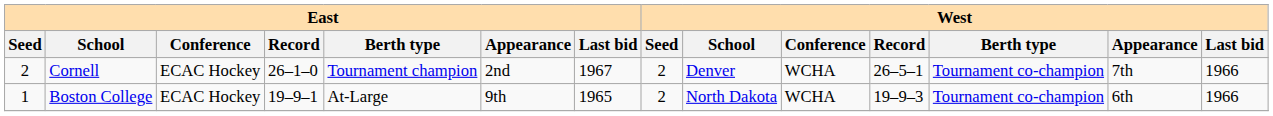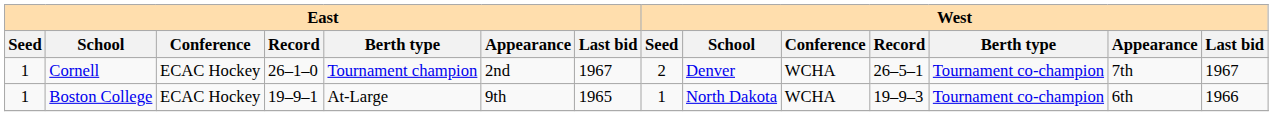(25, 70) 2 -> (25, 70) 1
(1222, 70) 1966 -> (1222, 70) 1967
(662, 96) 2 -> (662, 96) 1
